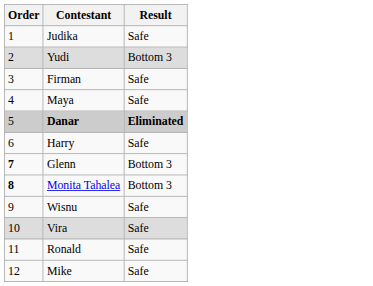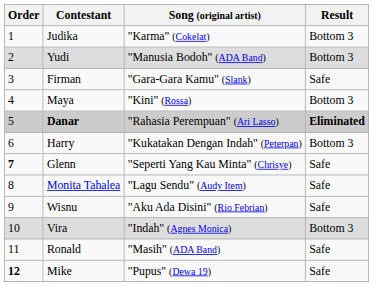+ column: (215, 15)
(138, 36) Safe -> (331, 36) Bottom 3
(138, 100) Safe -> (331, 100) Bottom 3
(138, 143) Safe -> (331, 143) Bottom 3
(150, 164) Bottom 3 -> (320, 164) Safe
(11, 186) bold -> (11, 186) normal
(150, 186) Bottom 3 -> (320, 186) Safe
(138, 228) Safe -> (331, 228) Bottom 3
(14, 271) normal -> (14, 271) bold
